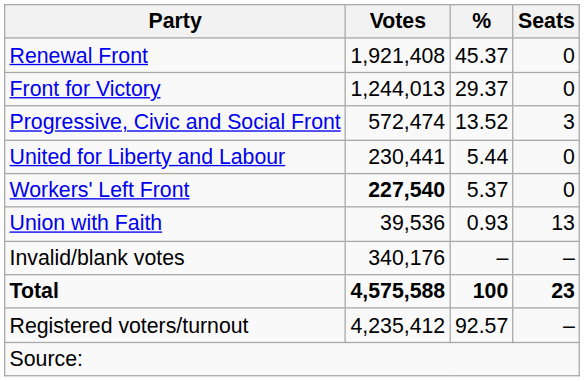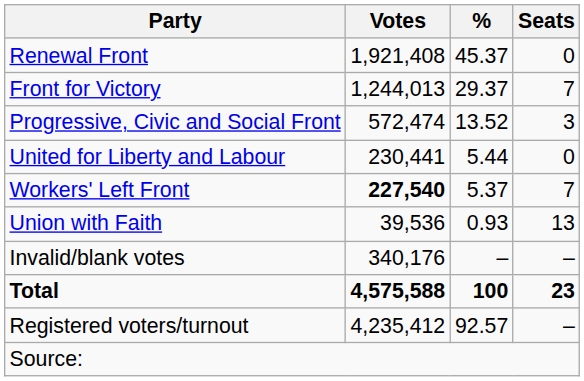(569, 88) 0 -> (569, 88) 7
(569, 190) 0 -> (569, 190) 7
